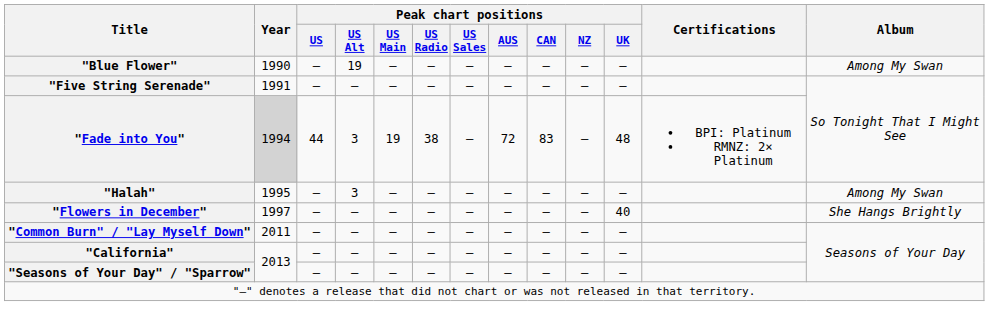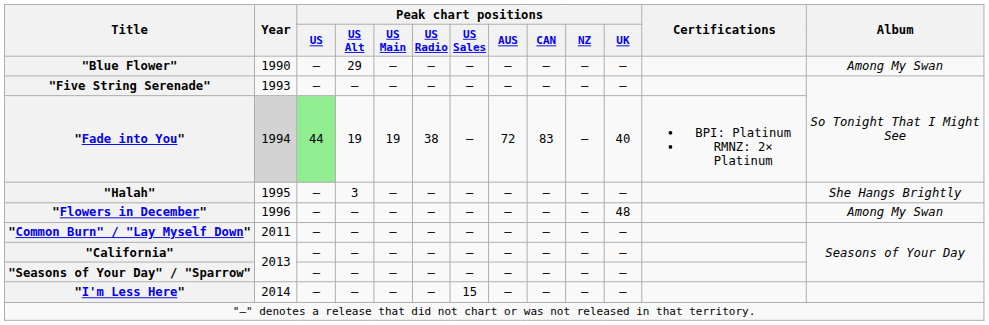(355, 66) 19 -> (355, 66) 29
(276, 86) 1991 -> (276, 86) 1993
(316, 139) no background -> (316, 139) lightgreen background
(355, 139) 3 -> (355, 139) 19
(623, 139) 48 -> (623, 139) 40
(895, 192) Among My Swan -> (895, 192) She Hangs Brightly
(276, 212) 1997 -> (276, 212) 1996
(623, 212) 40 -> (623, 212) 48
(895, 212) She Hangs Brightly -> (895, 212) Among My Swan
+ row: (130, 292)
